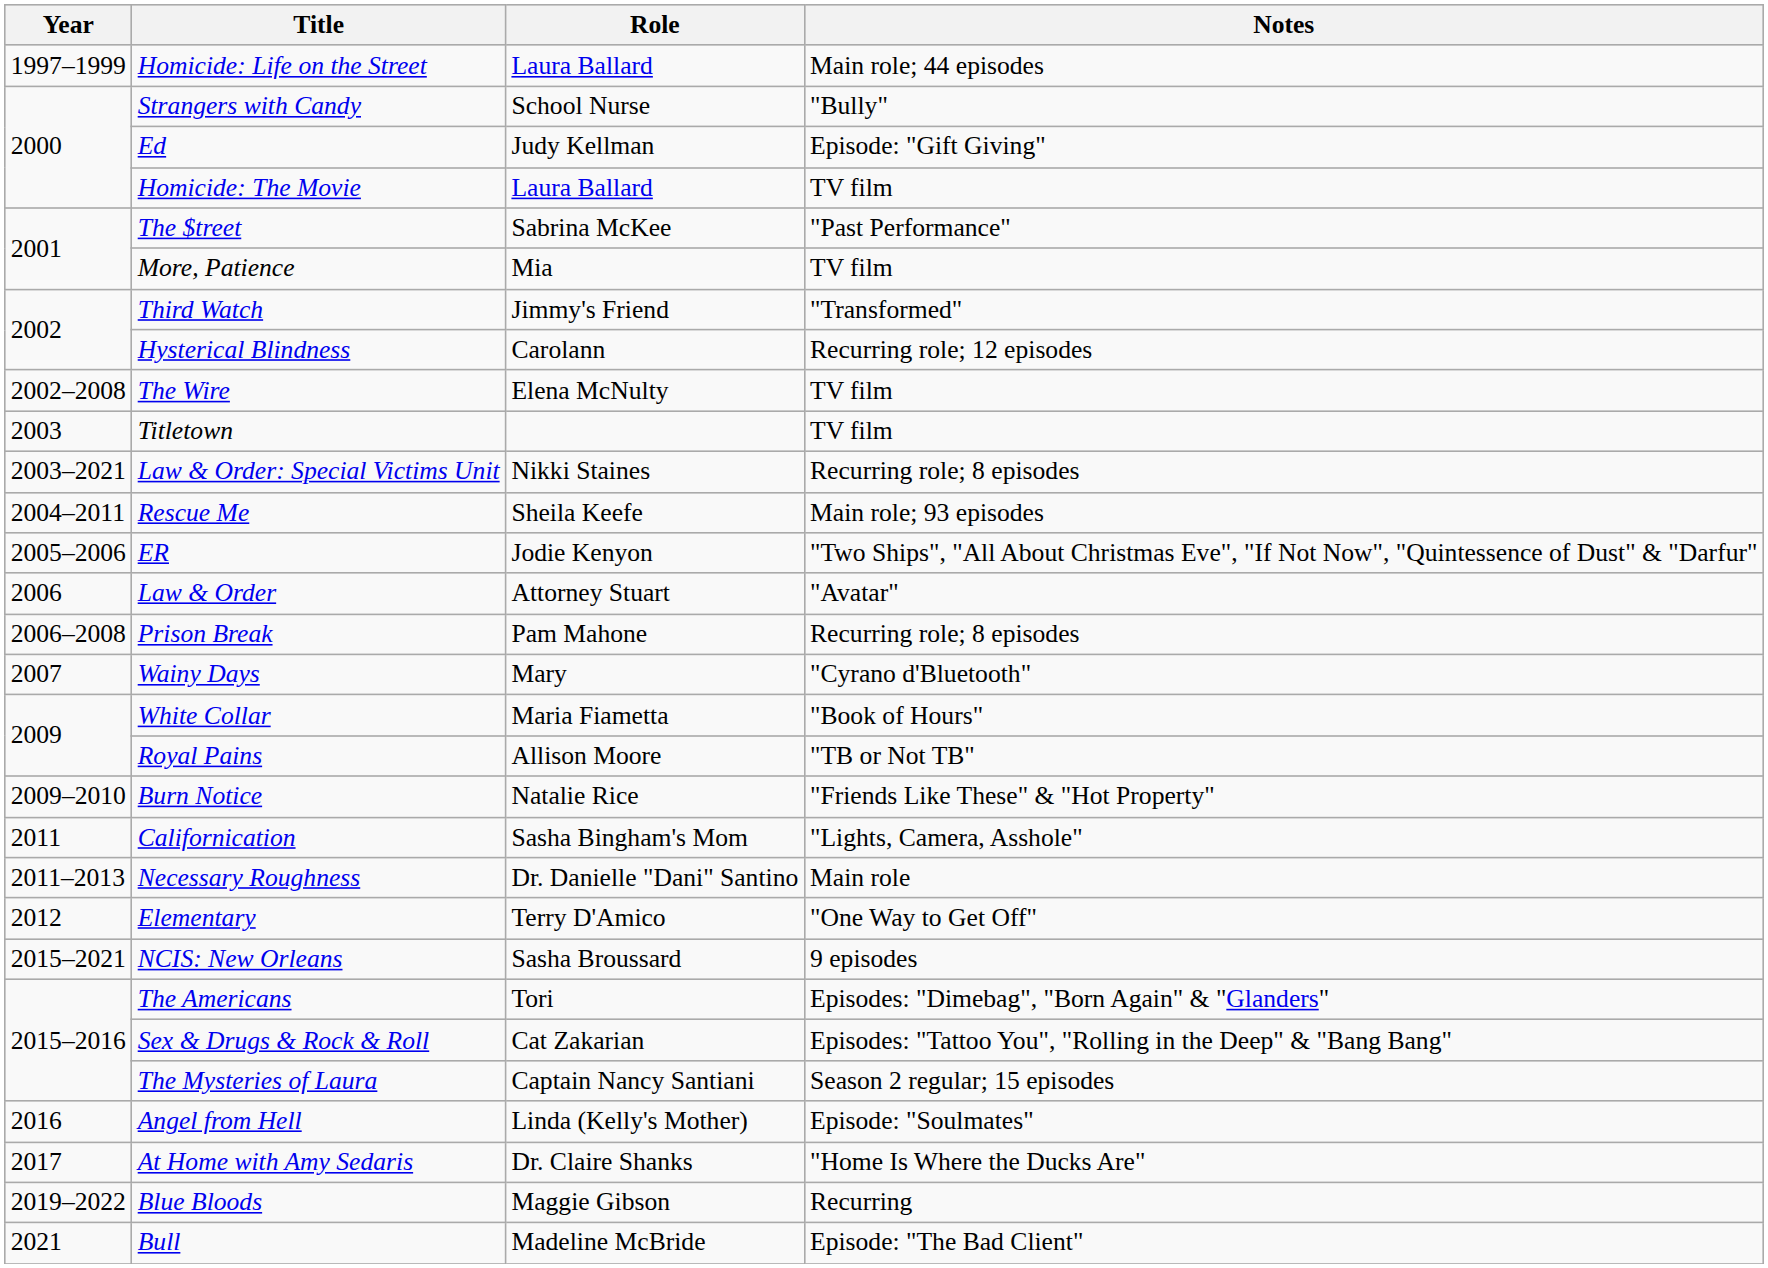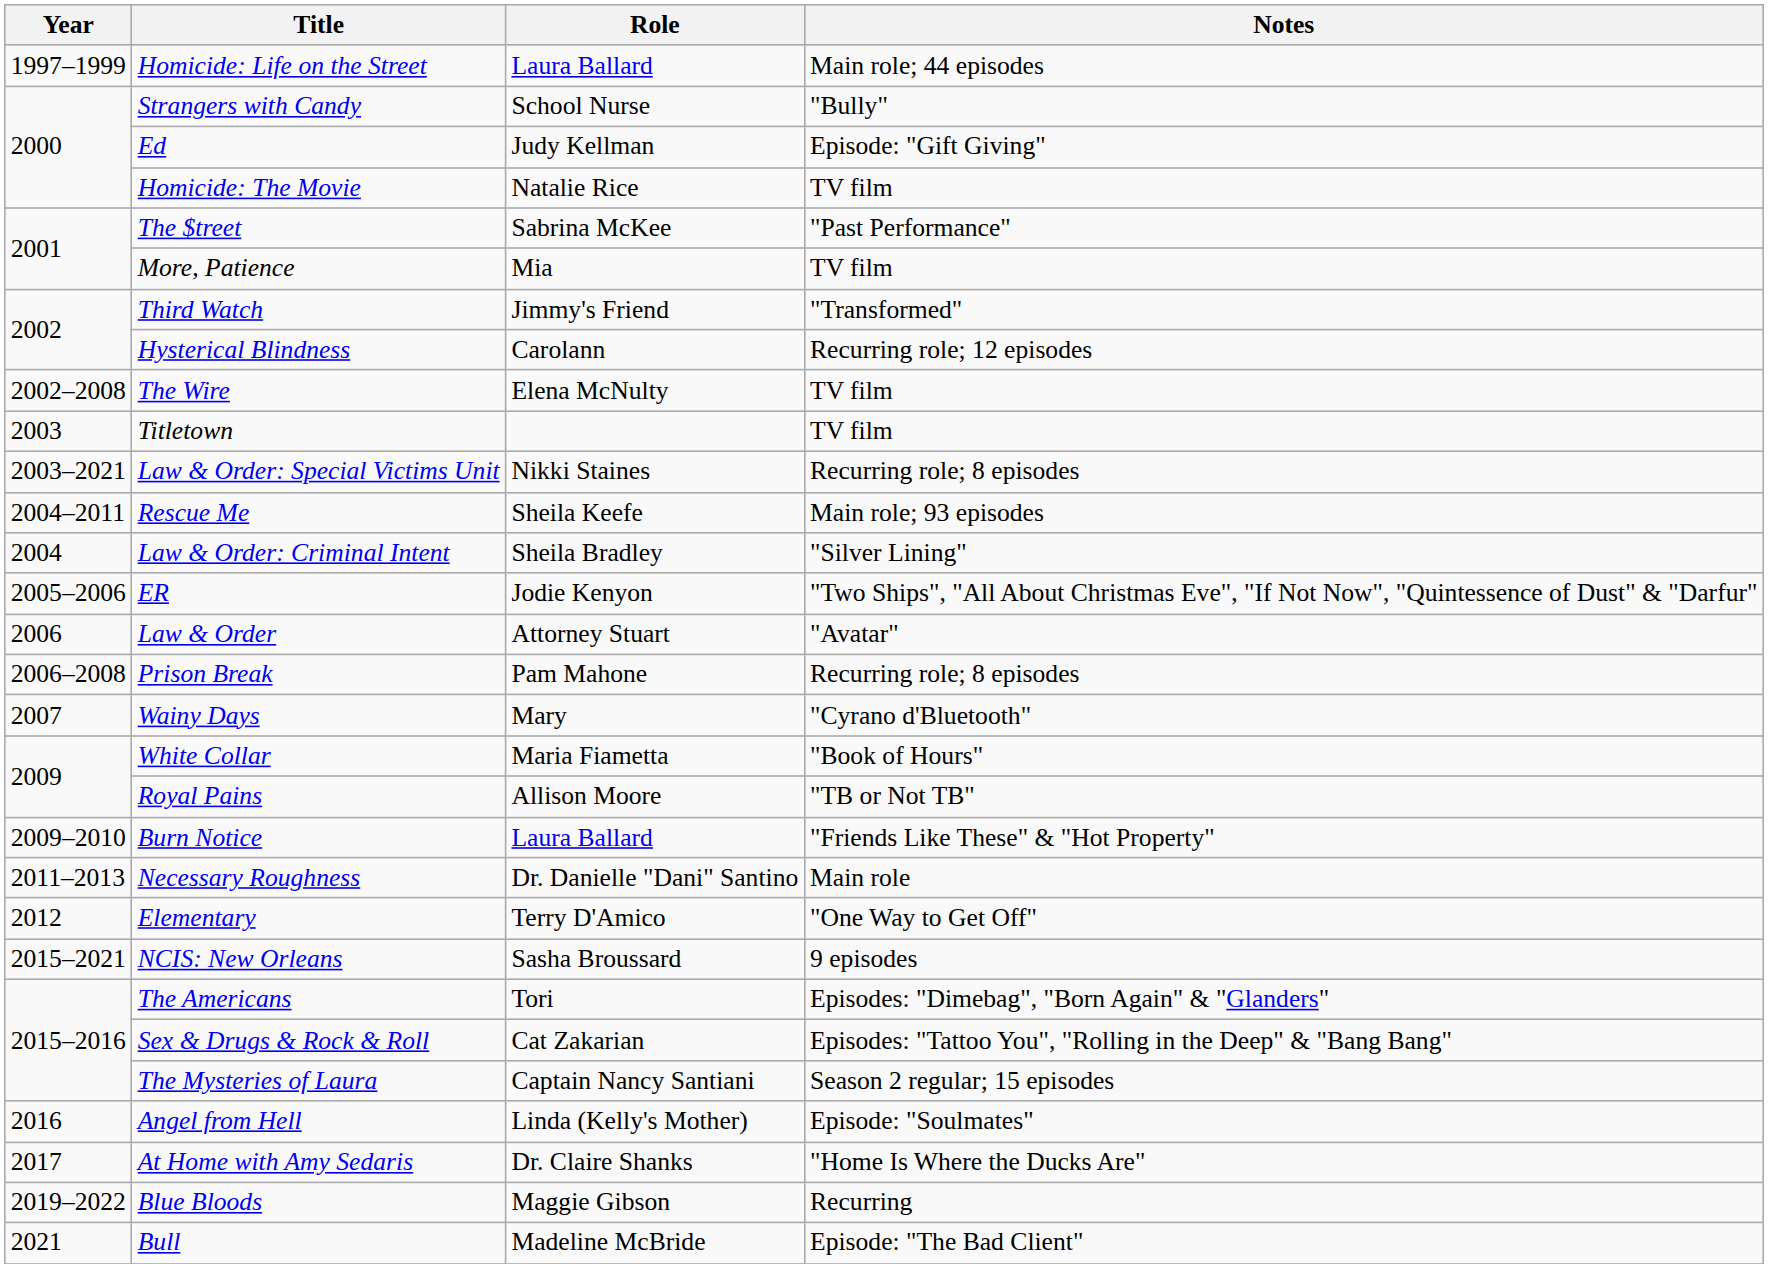(582, 187) Laura Ballard -> (575, 187) Natalie Rice
+ row: (294, 552)
(575, 796) Natalie Rice -> (582, 836) Laura Ballard
- row: (217, 836)
